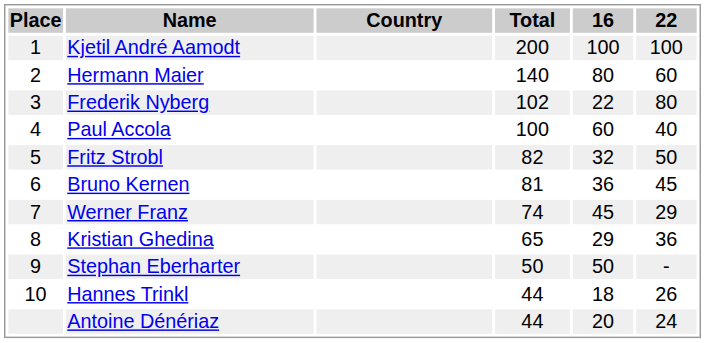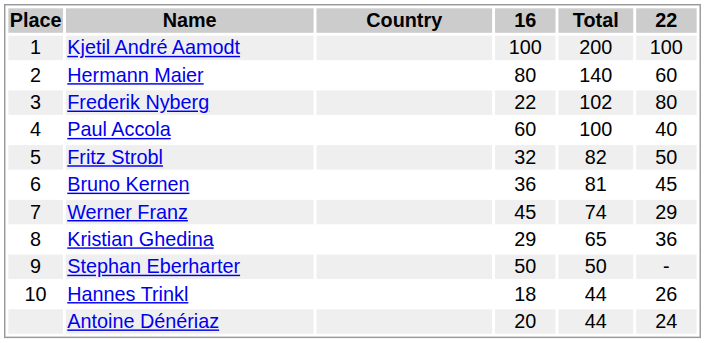columns swapped: (532, 21) <-> (603, 21)
